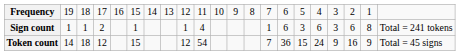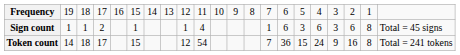(416, 27) Total = 241 tokens -> (411, 27) Total = 45 signs
(102, 43) 12 -> (102, 43) 17
(369, 43) 9 -> (369, 43) 8
(411, 43) Total = 45 signs -> (416, 43) Total = 241 tokens
